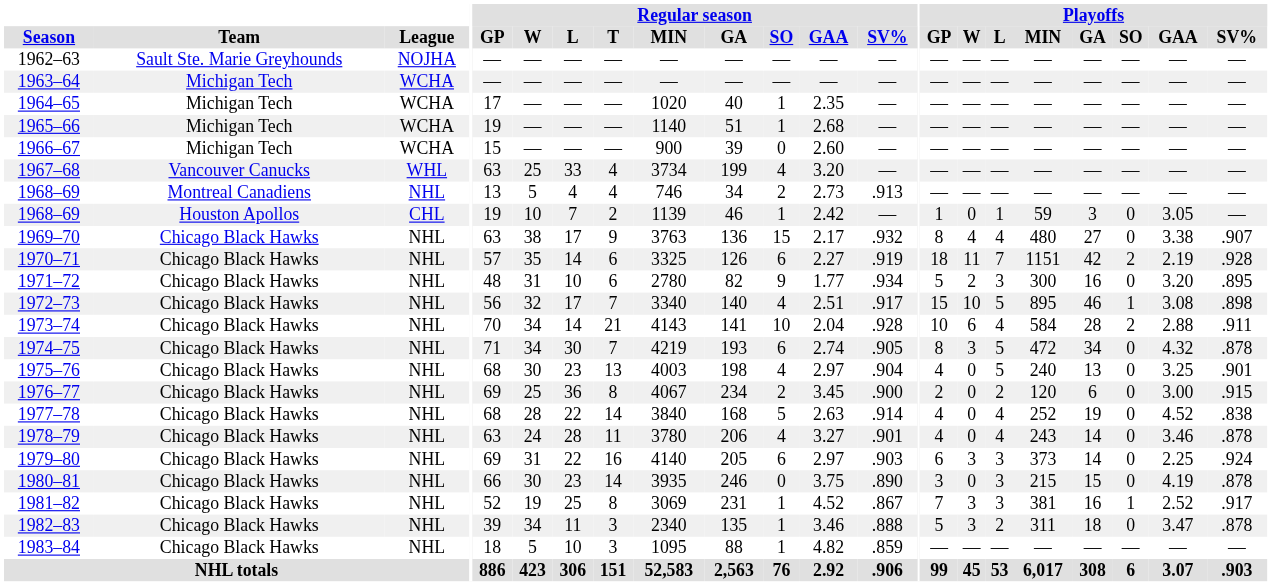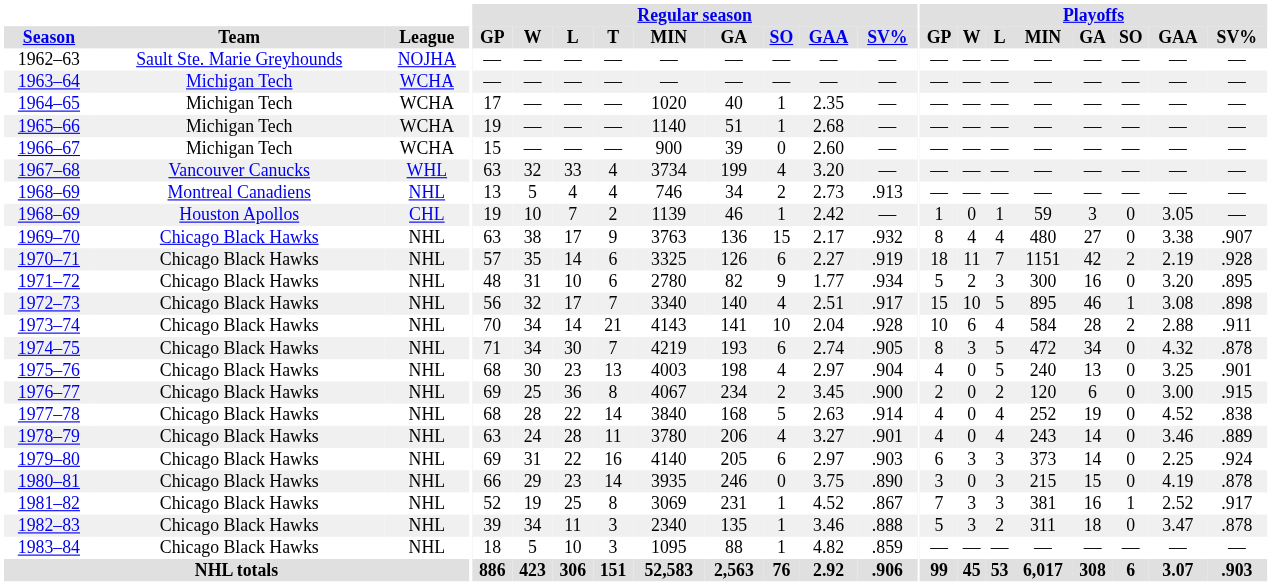(533, 170) 25 -> (533, 170) 32
(1237, 436) .878 -> (1237, 436) .889
(533, 481) 30 -> (533, 481) 29
